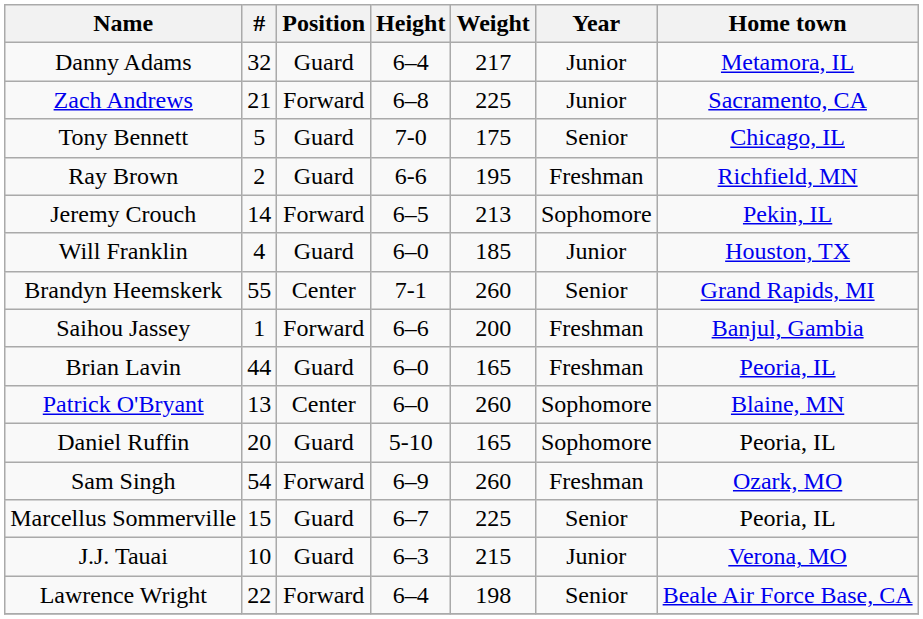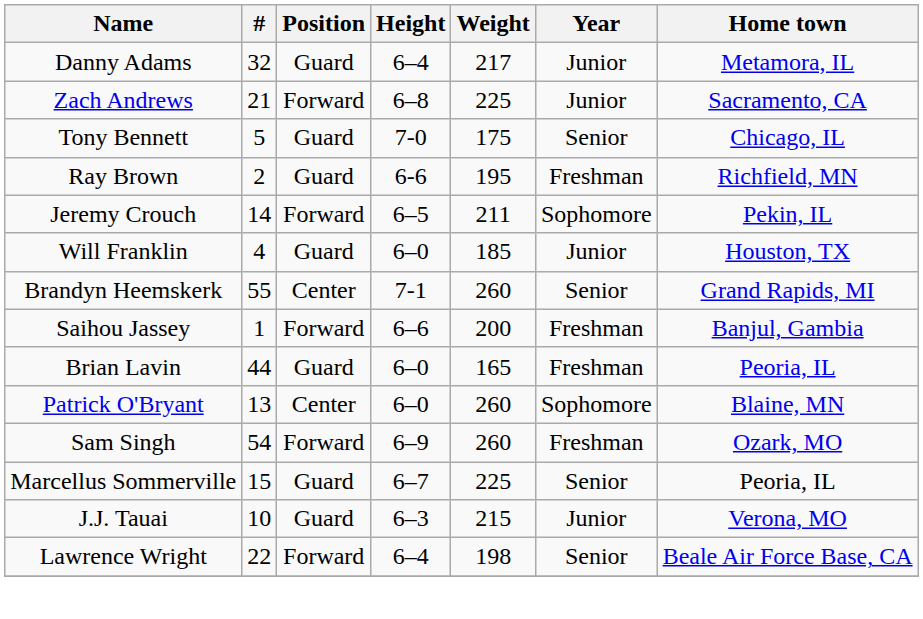(493, 213) 213 -> (493, 213) 211
- row: (123, 442)
